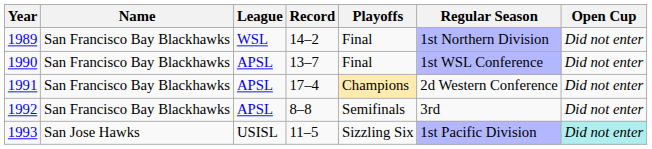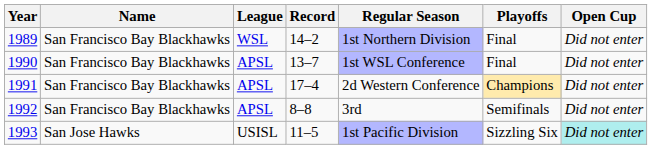columns swapped: (489, 16) <-> (378, 16)
